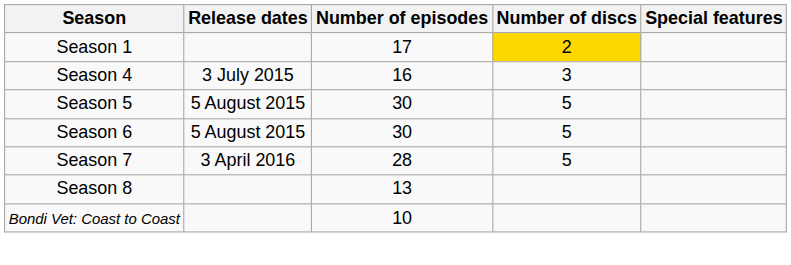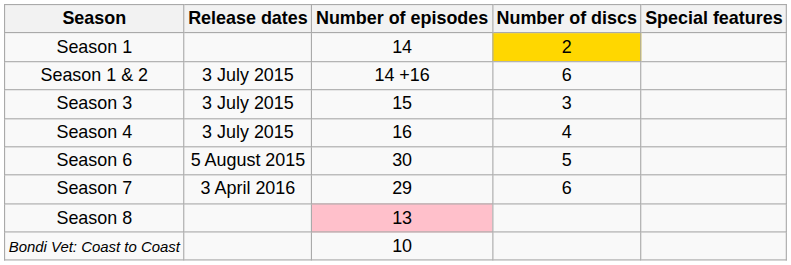(402, 47) 17 -> (402, 47) 14
+ row: (94, 75)
+ row: (94, 103)
(567, 75) 3 -> (567, 132) 4
- row: (94, 103)
(402, 160) 28 -> (402, 189) 29
(567, 160) 5 -> (567, 189) 6
(402, 189) no background -> (402, 217) pink background
